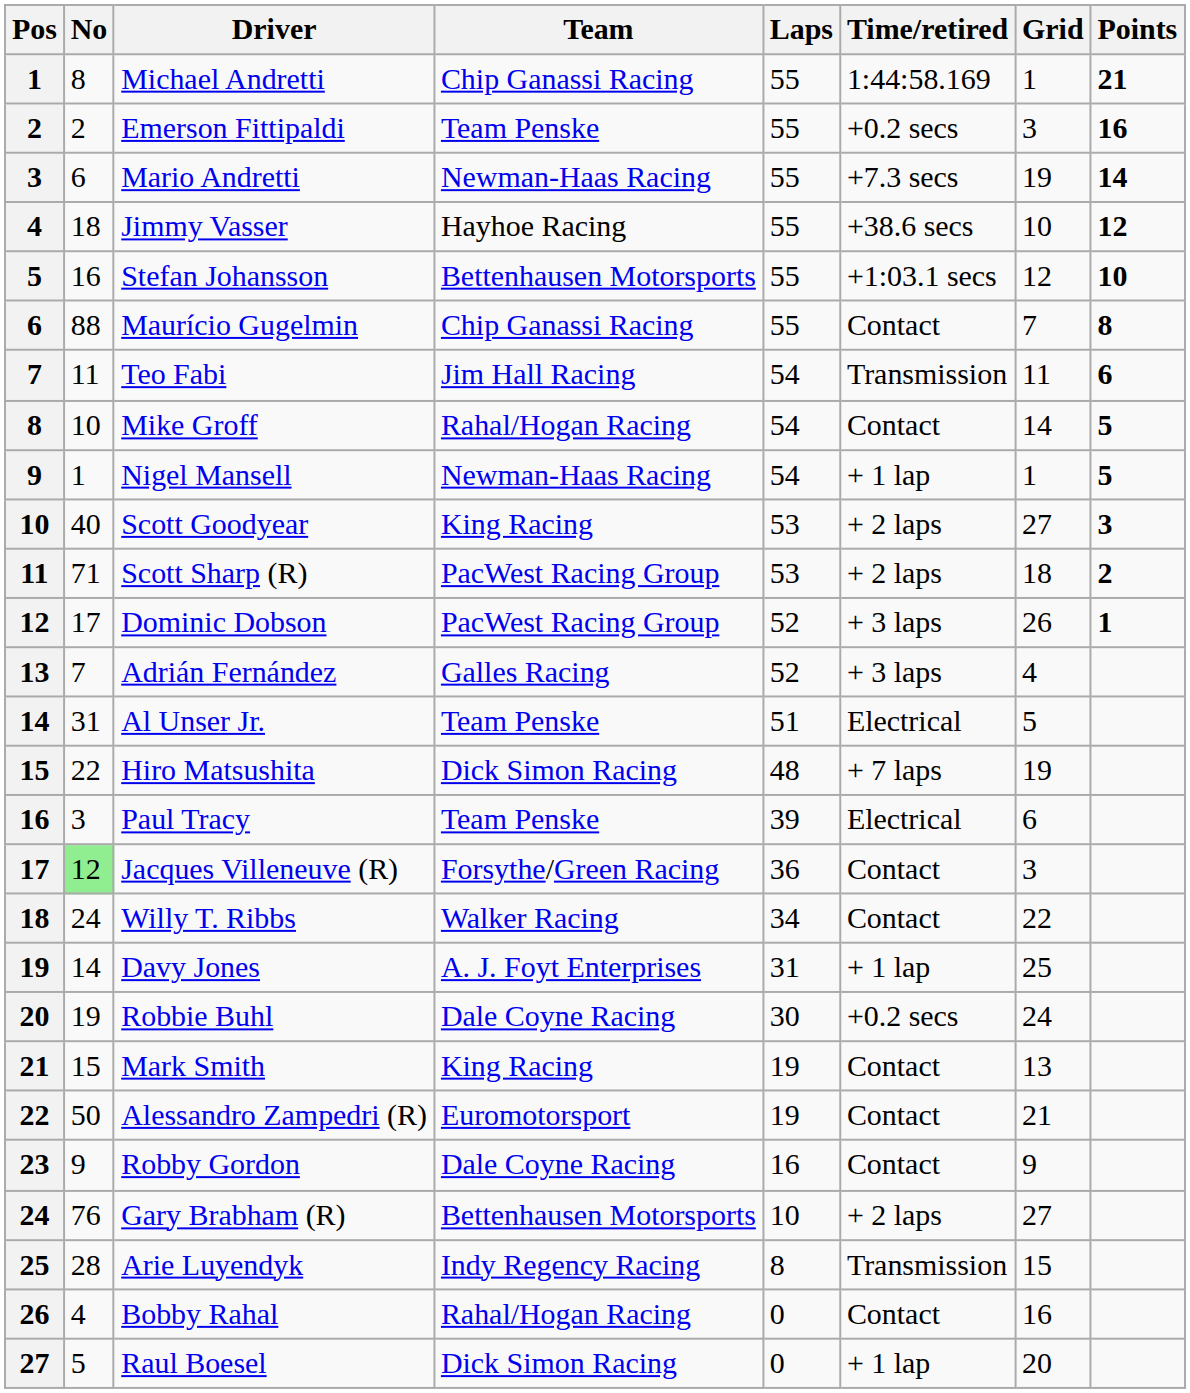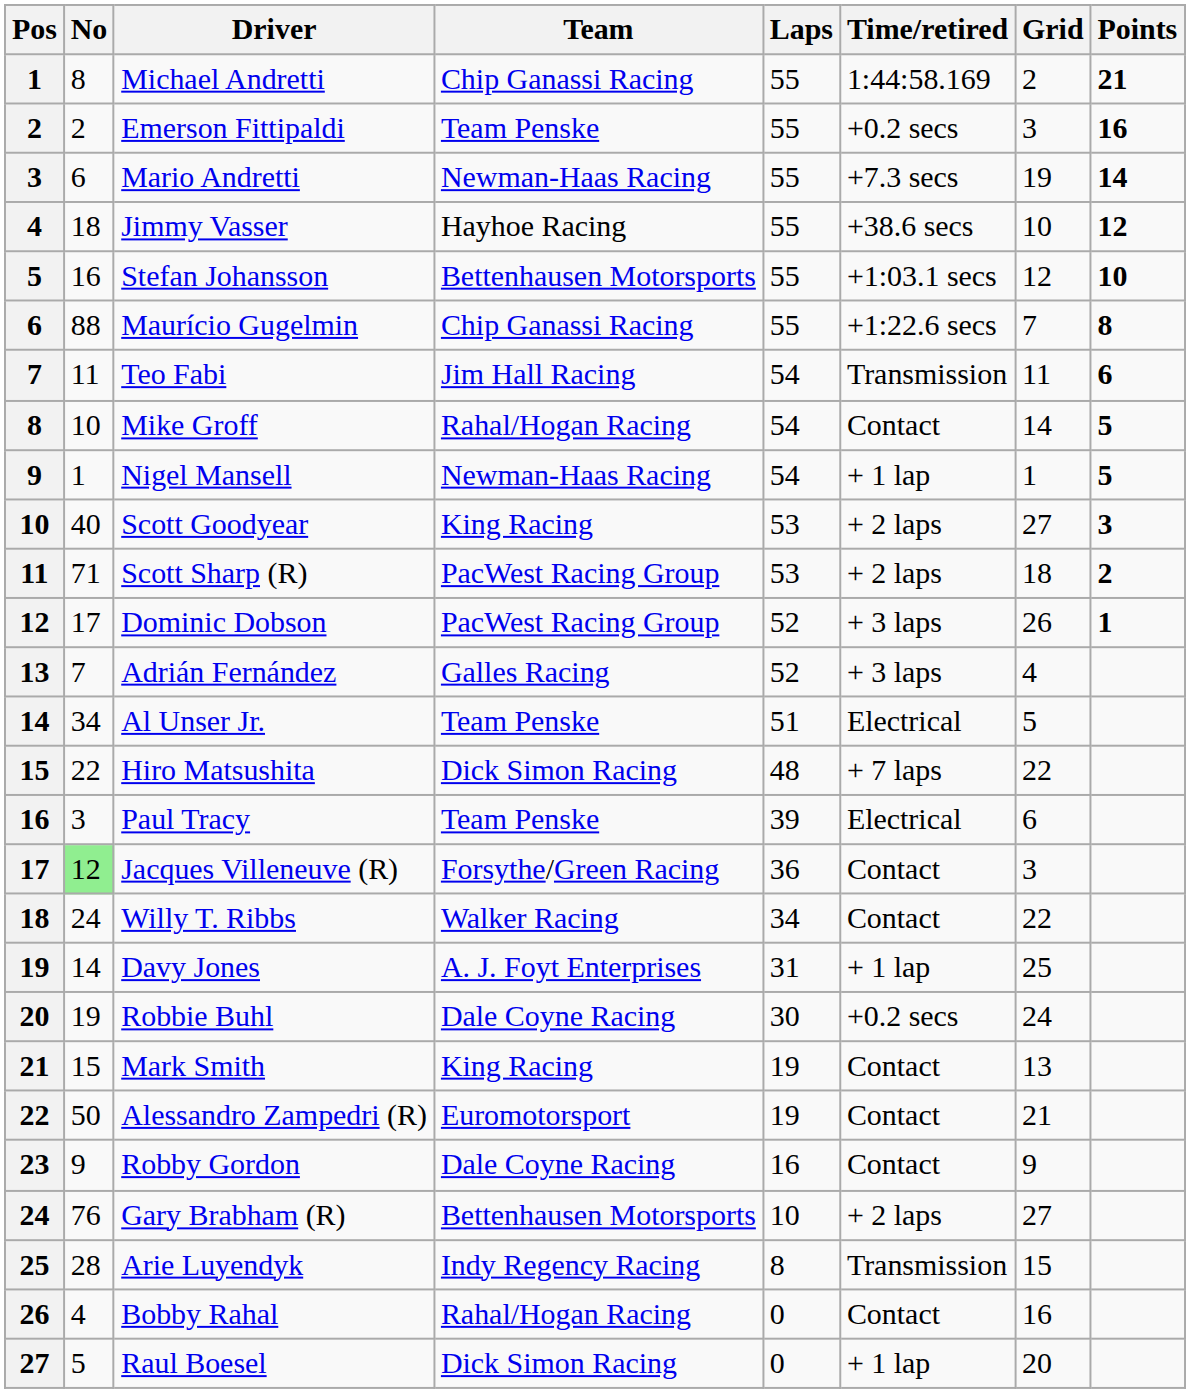(1030, 78) 1 -> (1030, 78) 2
(893, 325) Contact -> (922, 325) +1:22.6 secs
(86, 720) 31 -> (86, 720) 34
(1037, 769) 19 -> (1037, 769) 22
